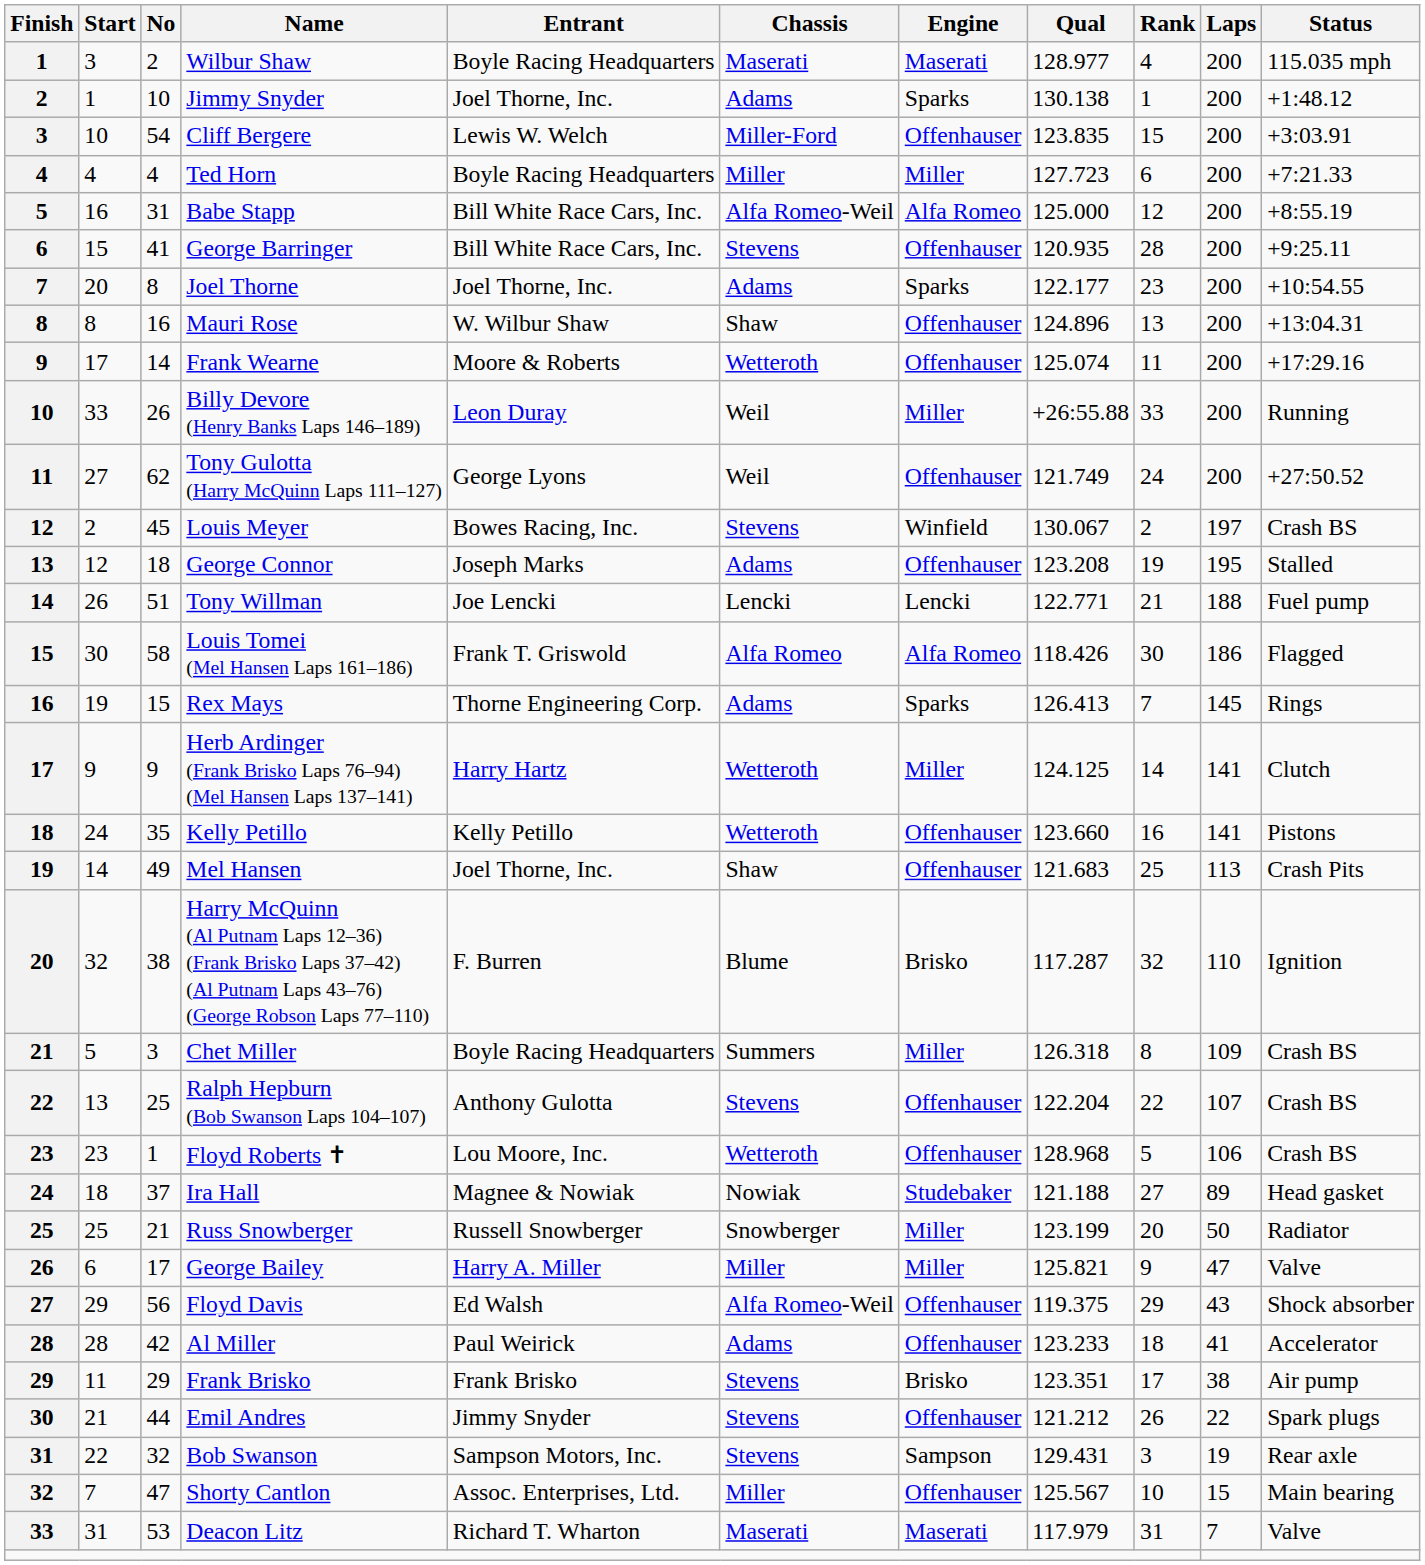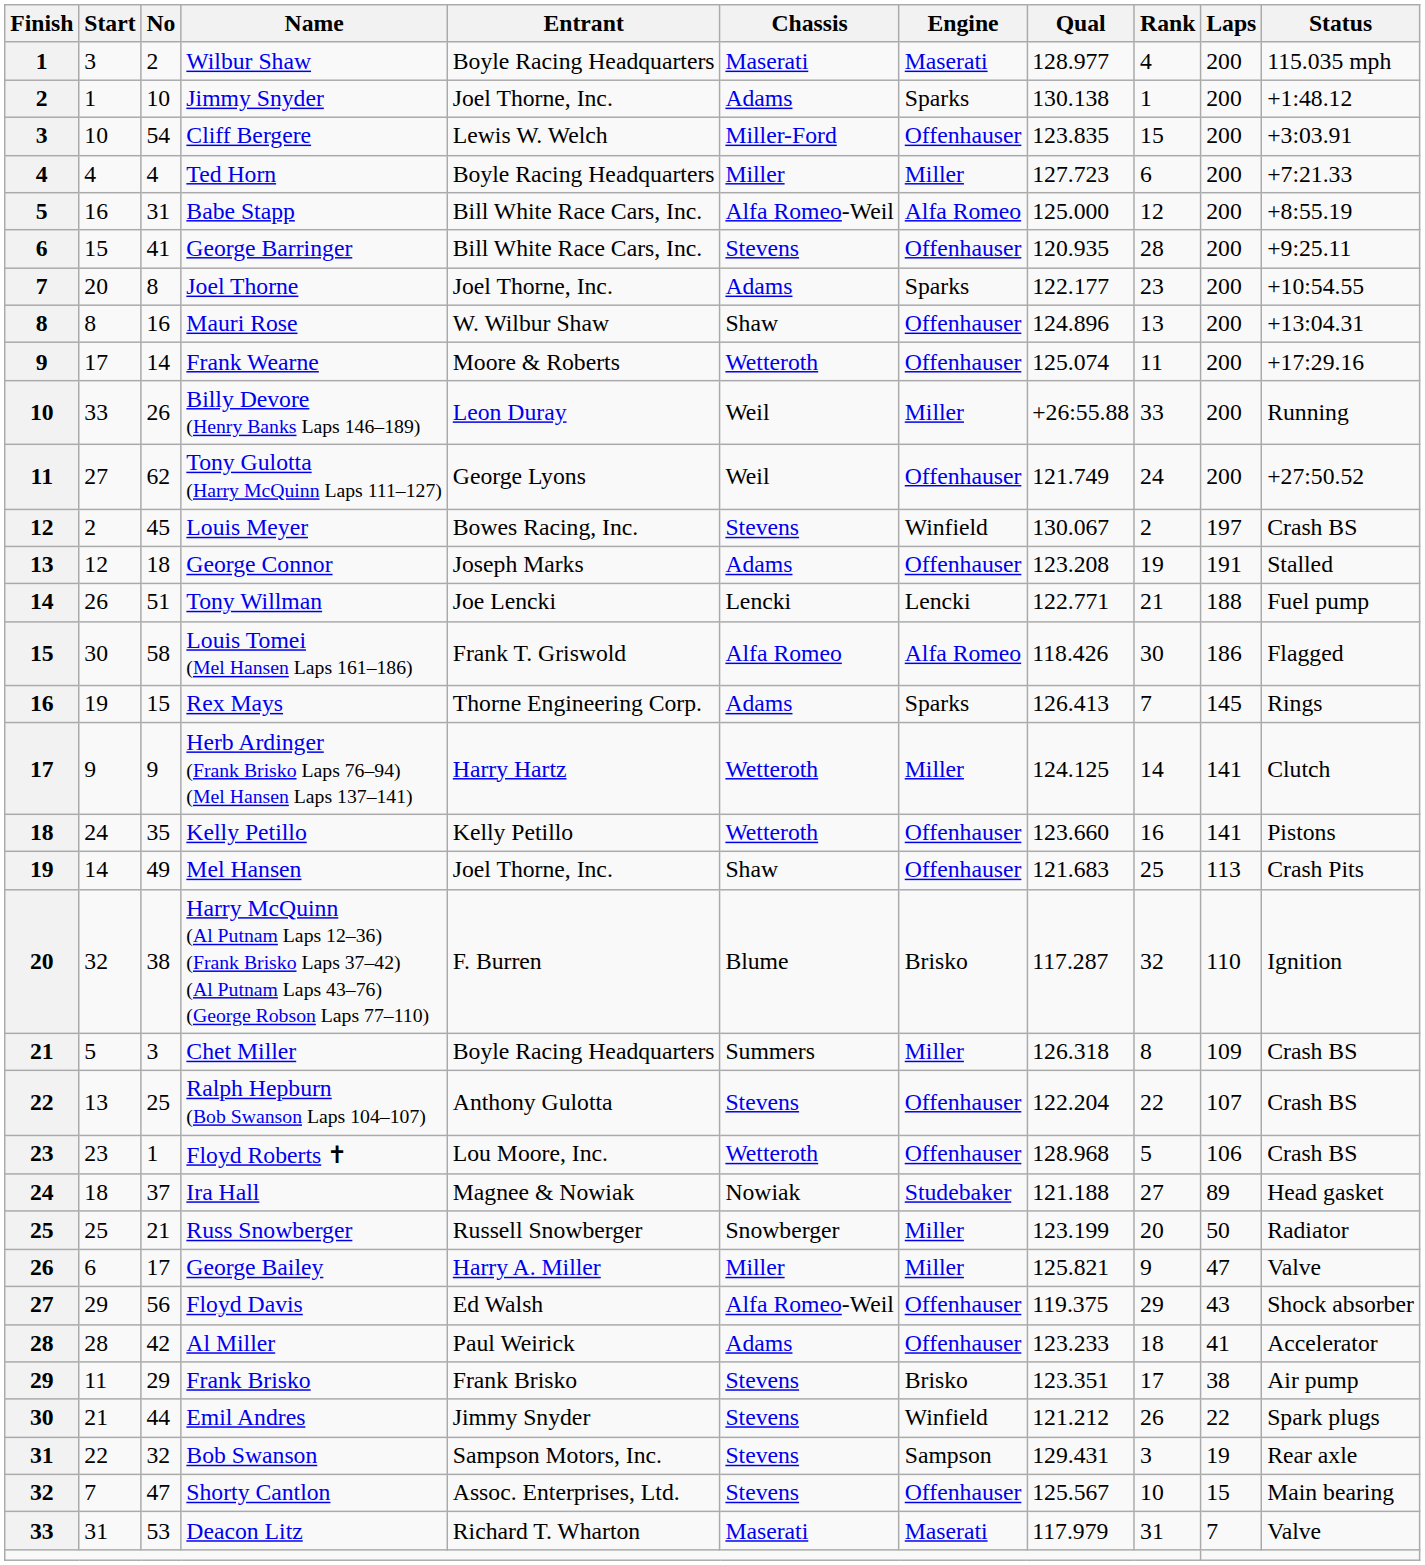(1224, 564) 195 -> (1224, 564) 191
(963, 1417) Offenhauser -> (946, 1417) Winfield
(755, 1492) Miller -> (762, 1492) Stevens
